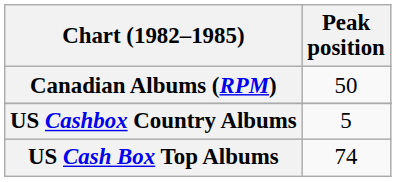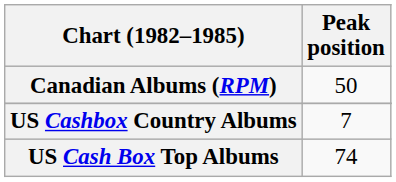(346, 120) 5 -> (346, 120) 7
